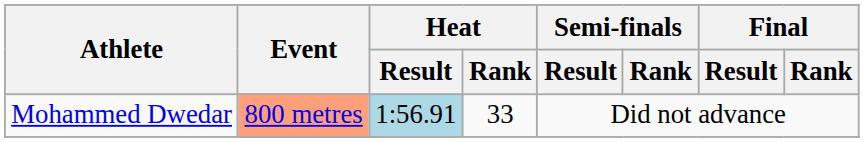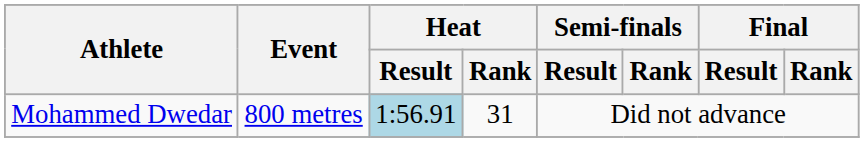(304, 115) lightsalmon background -> (304, 115) no background
(500, 115) 33 -> (500, 115) 31
